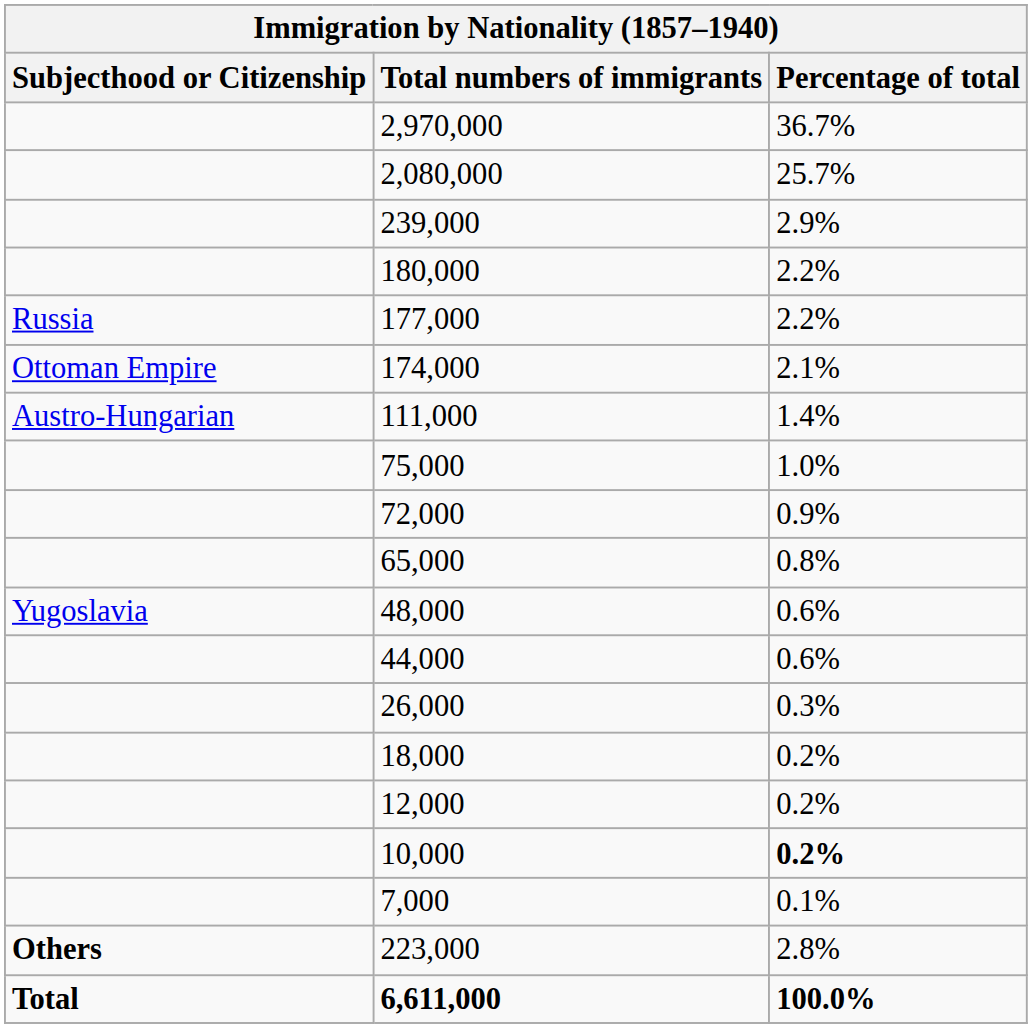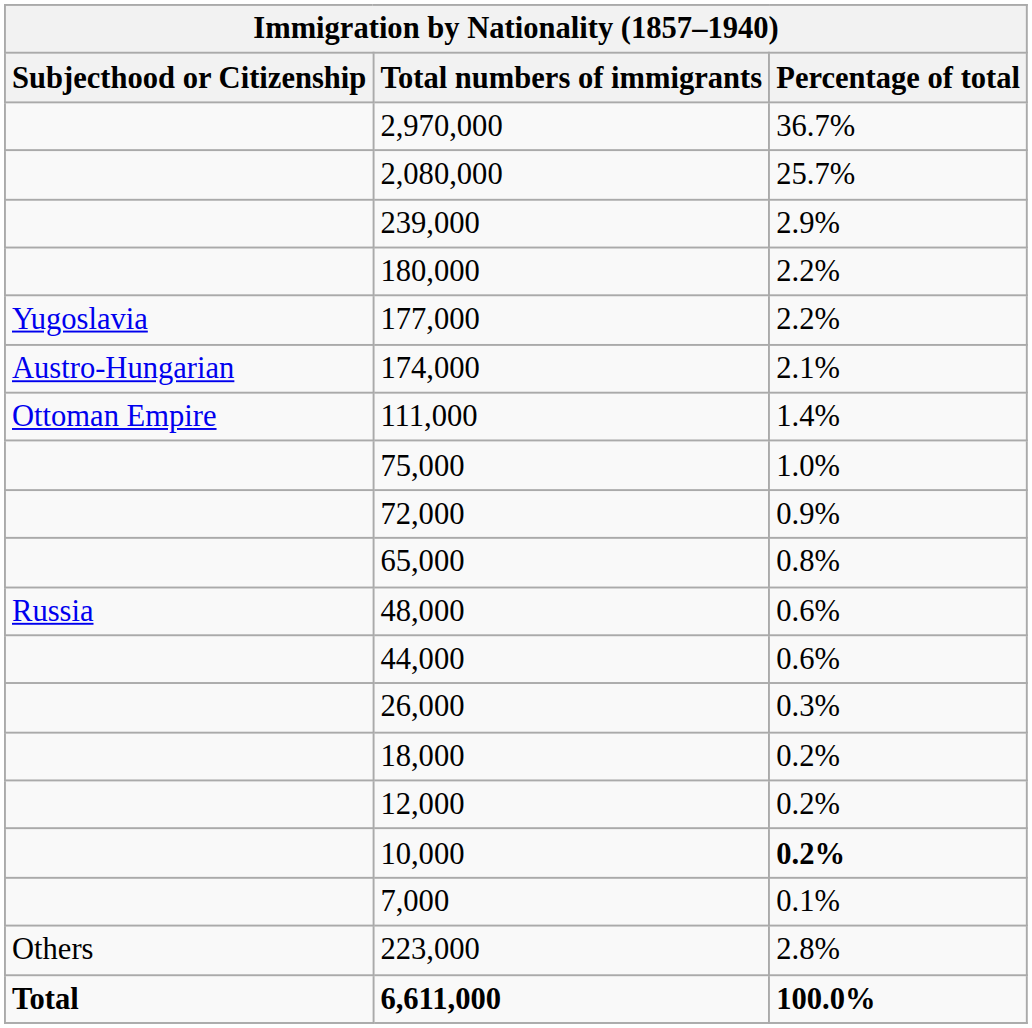(53, 319) Russia -> (80, 319) Yugoslavia
(114, 367) Ottoman Empire -> (123, 367) Austro-Hungarian
(123, 416) Austro-Hungarian -> (114, 416) Ottoman Empire
(80, 610) Yugoslavia -> (53, 610) Russia
(57, 949) bold -> (53, 949) normal
